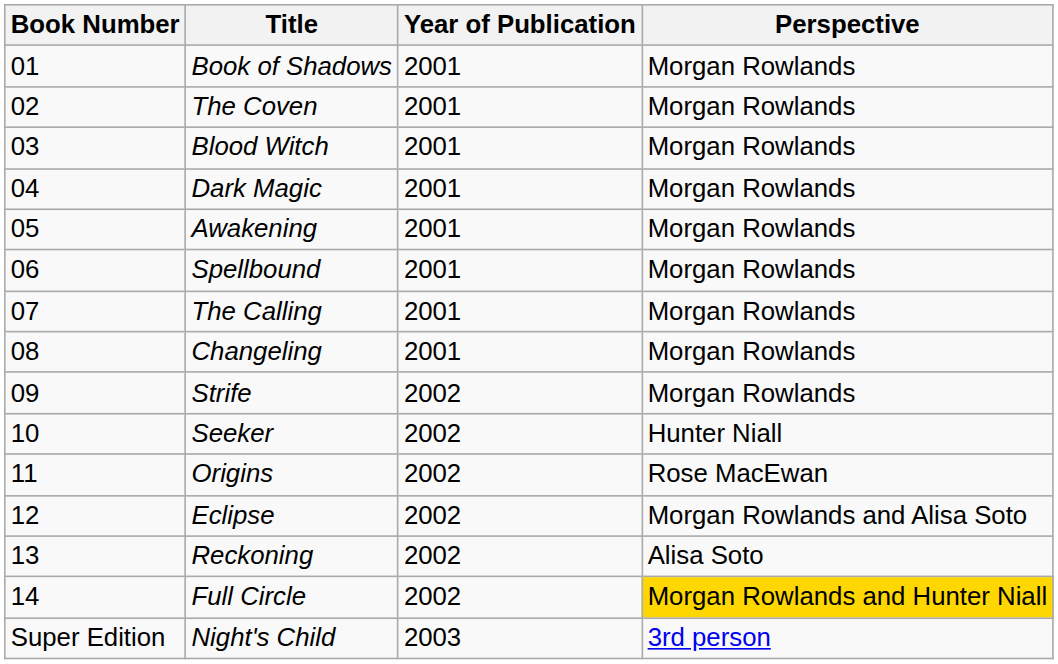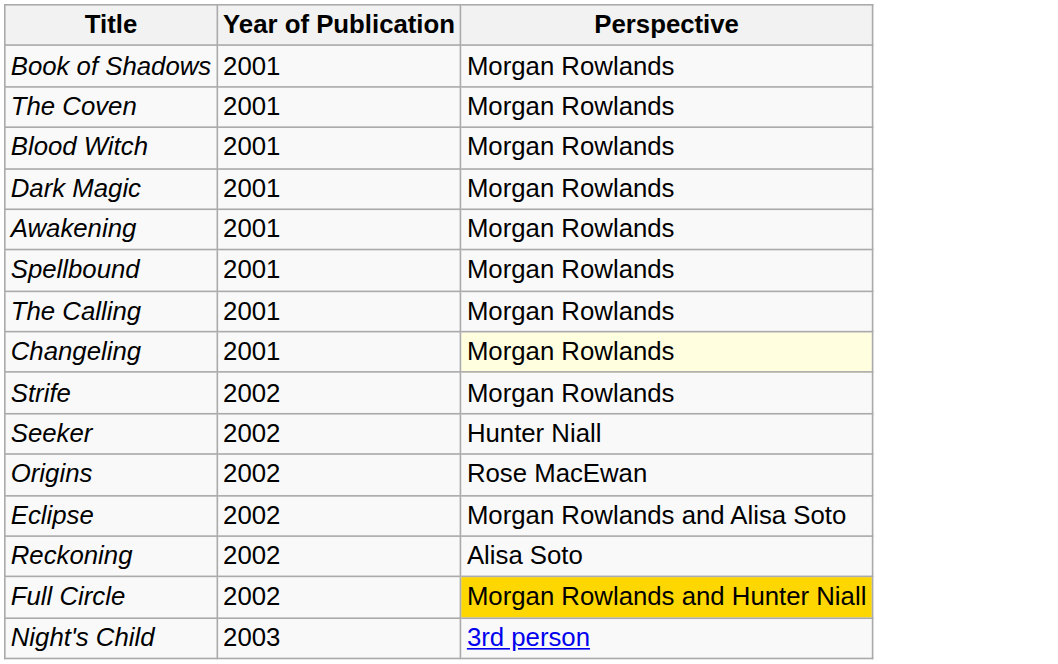- column: (95, 24)
(751, 351) no background -> (571, 351) lightyellow background
